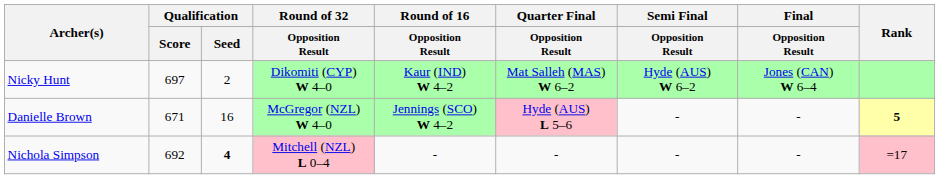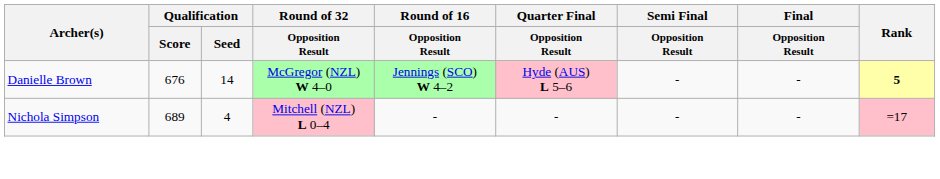- row: (39, 80)
(175, 117) 671 -> (175, 80) 676
(227, 117) 16 -> (227, 80) 14
(175, 155) 692 -> (175, 117) 689
(227, 155) bold -> (227, 117) normal
